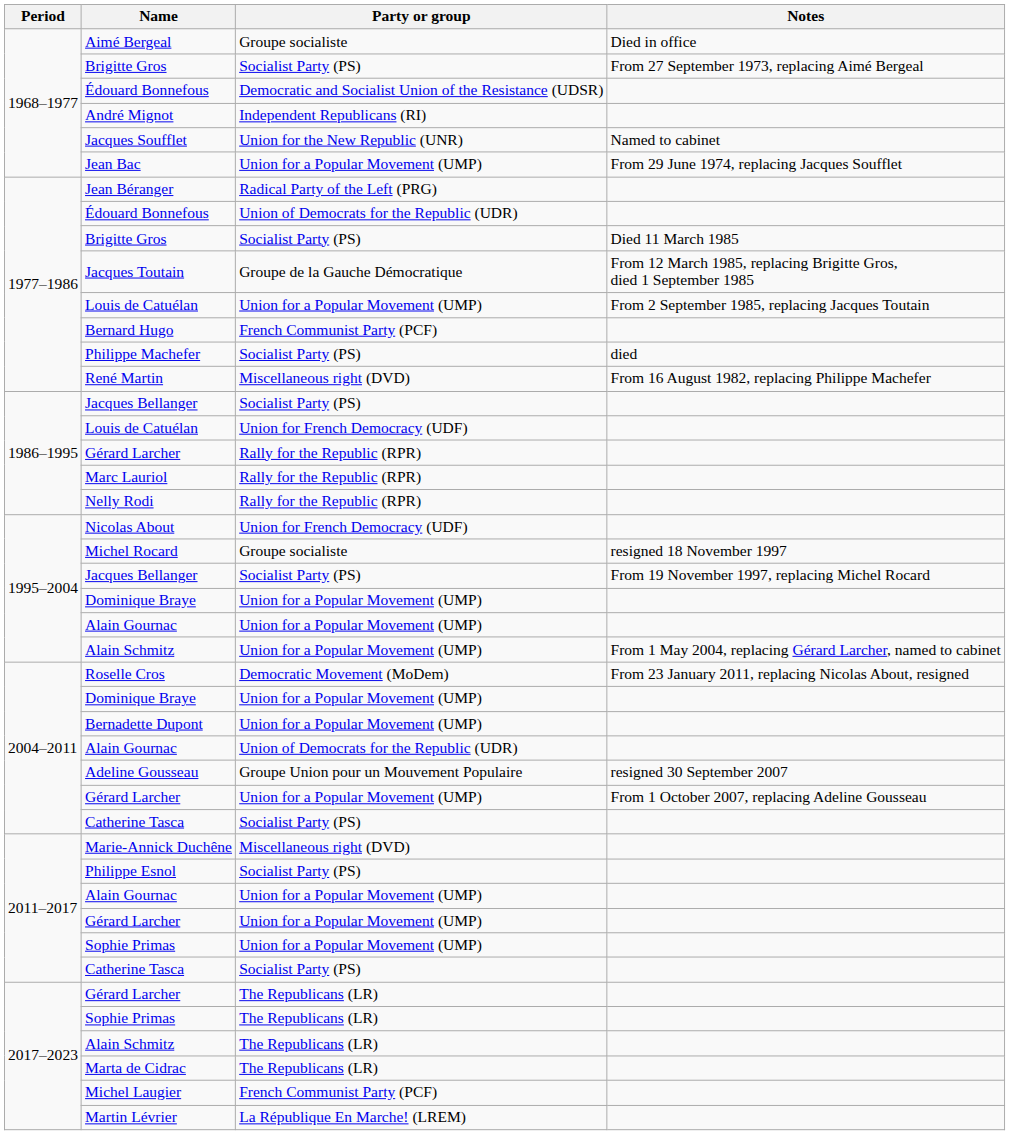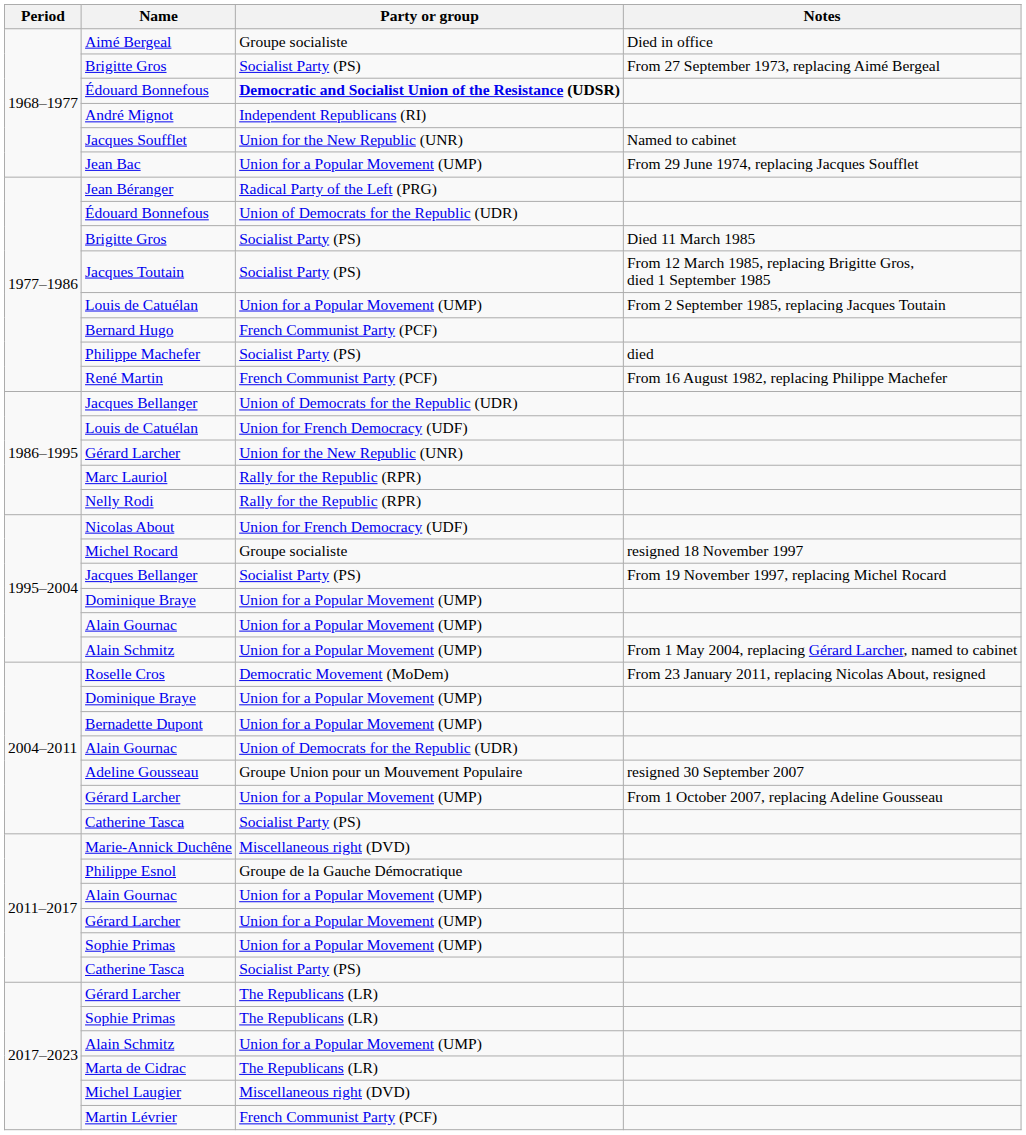(421, 90) normal -> (429, 90) bold
(351, 271) Groupe de la Gauche Démocratique -> (300, 271) Socialist Party (PS)
(325, 378) Miscellaneous right (DVD) -> (338, 378) French Communist Party (PCF)
(300, 403) Socialist Party (PS) -> (378, 403) Union of Democrats for the Republic (UDR)
(330, 452) Rally for the Republic (RPR) -> (351, 452) Union for the New Republic (UNR)
(300, 871) Socialist Party (PS) -> (351, 871) Groupe de la Gauche Démocratique
(309, 1043) The Republicans (LR) -> (361, 1043) Union for a Popular Movement (UMP)
(338, 1092) French Communist Party (PCF) -> (325, 1092) Miscellaneous right (DVD)
(353, 1117) La République En Marche! (LREM) -> (338, 1117) French Communist Party (PCF)
